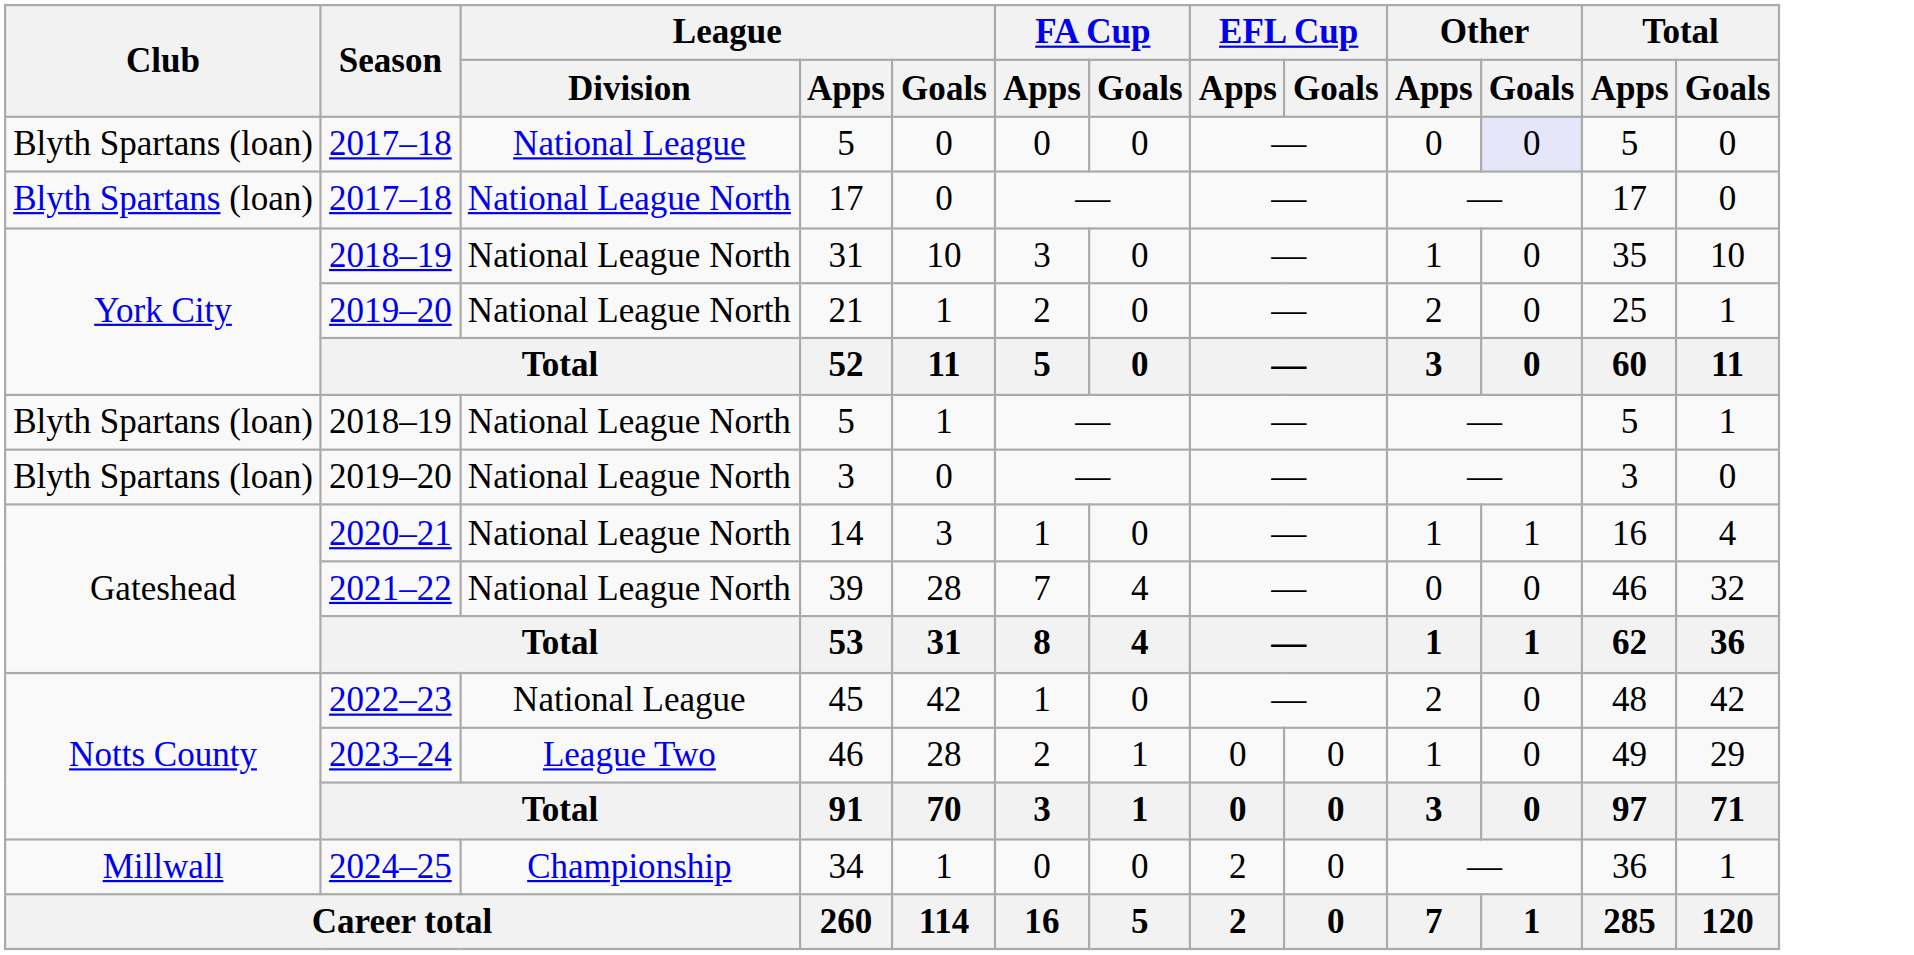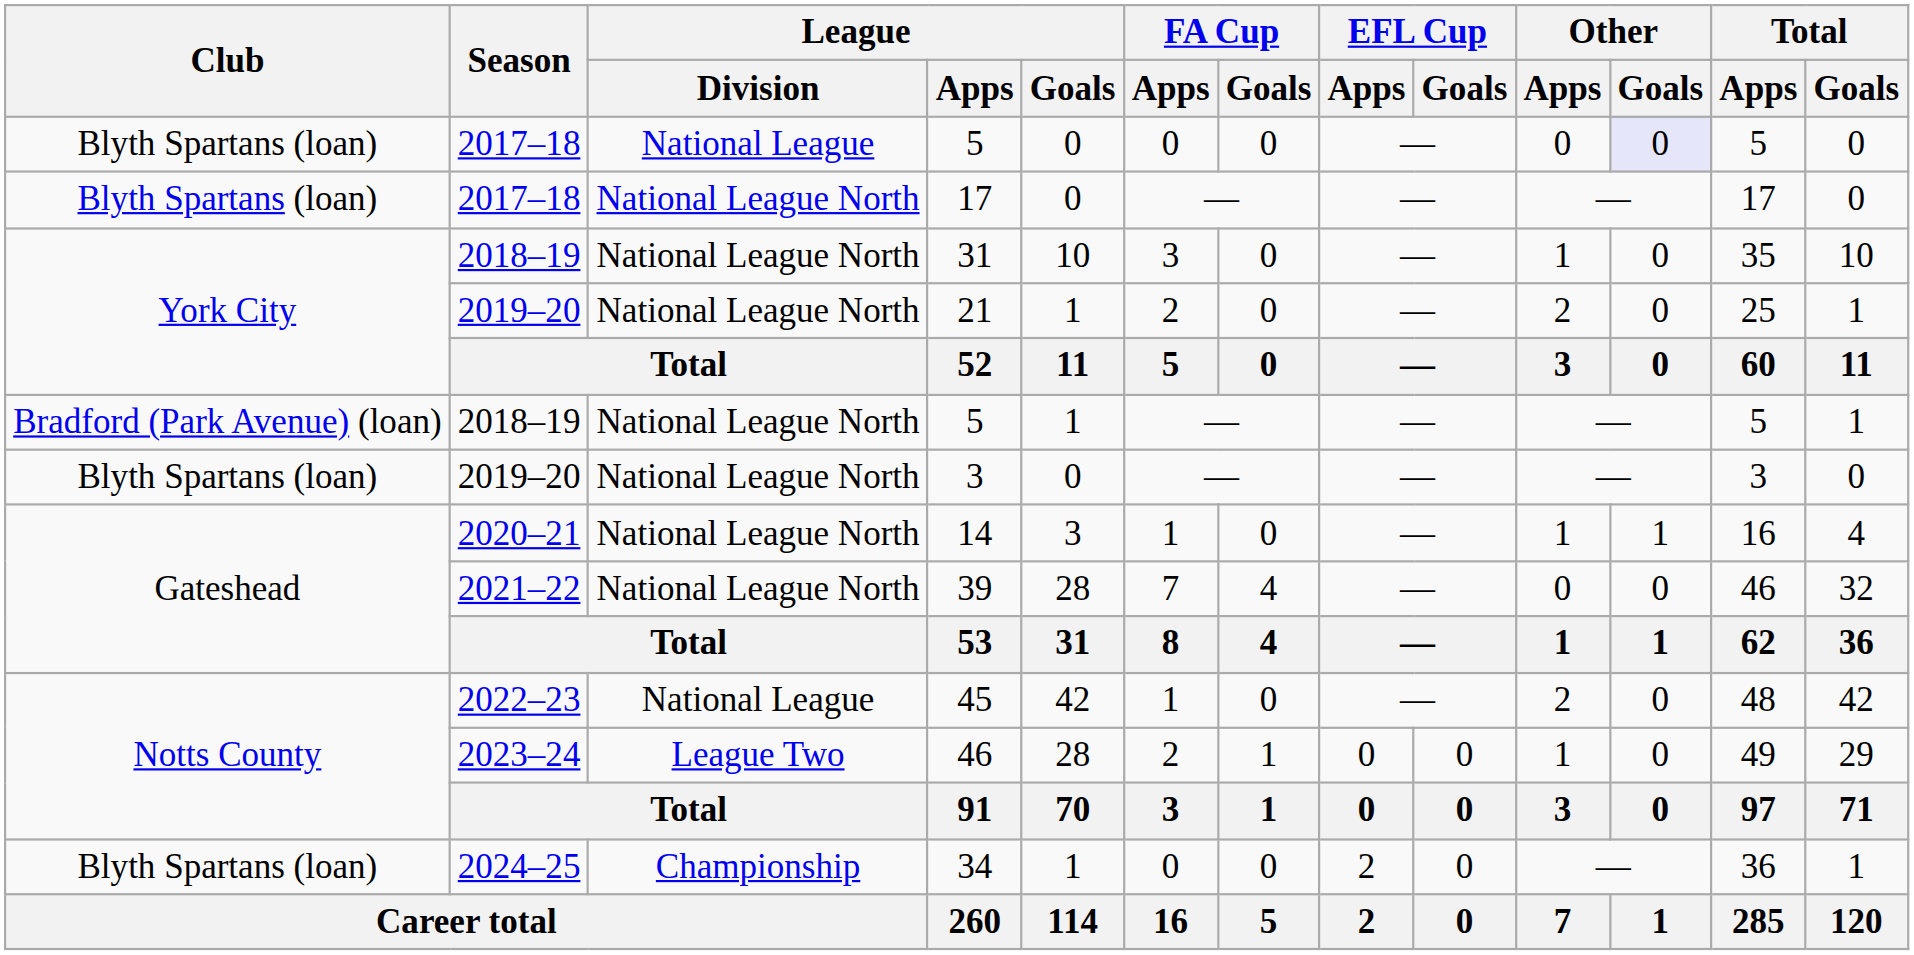(163, 421) Blyth Spartans (loan) -> (227, 421) Bradford (Park Avenue) (loan)
(163, 865) Millwall -> (227, 865) Blyth Spartans (loan)
